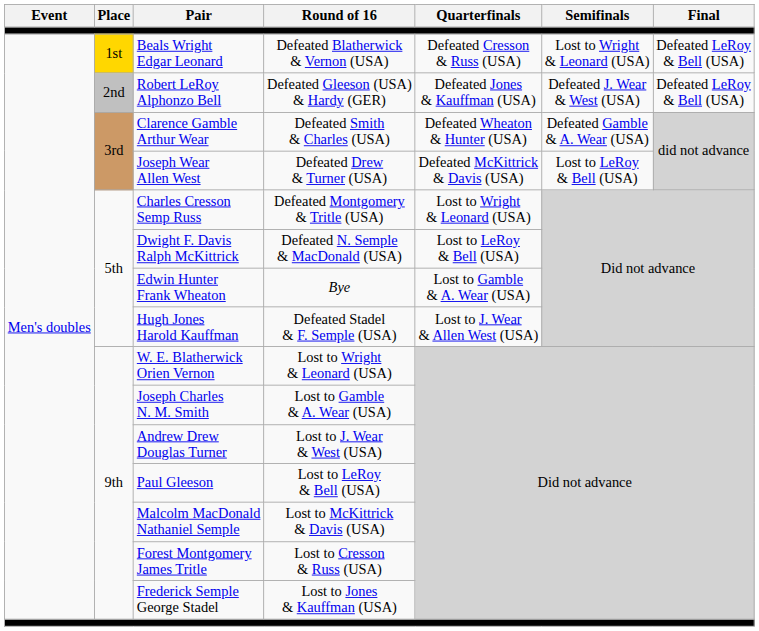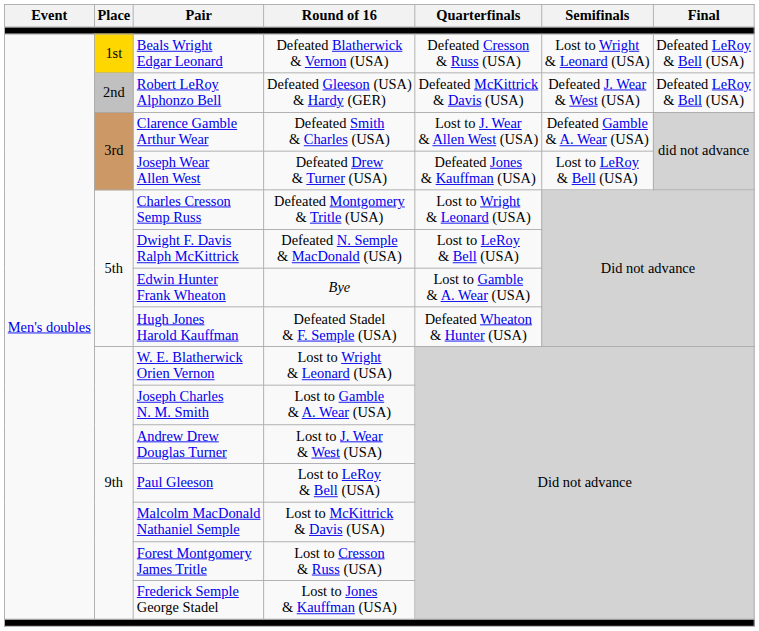(478, 92) Defeated Jones & Kauffman (USA) -> (478, 92) Defeated McKittrick & Davis (USA)
(478, 131) Defeated Wheaton & Hunter (USA) -> (478, 131) Lost to J. Wear & Allen West (USA)
(478, 170) Defeated McKittrick & Davis (USA) -> (478, 170) Defeated Jones & Kauffman (USA)
(478, 326) Lost to J. Wear & Allen West (USA) -> (478, 326) Defeated Wheaton & Hunter (USA)
